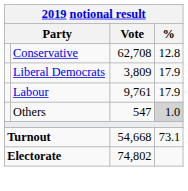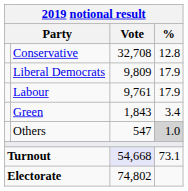(135, 53) 62,708 -> (135, 53) 32,708
(138, 72) 3,809 -> (138, 72) 9,809
+ row: (28, 111)
(135, 137) no background -> (135, 156) lavender background
